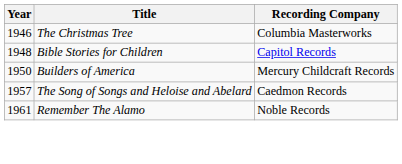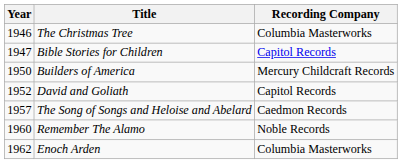(19, 52) 1948 -> (19, 52) 1947
+ row: (83, 91)
(19, 110) 1961 -> (19, 129) 1960
+ row: (69, 149)
